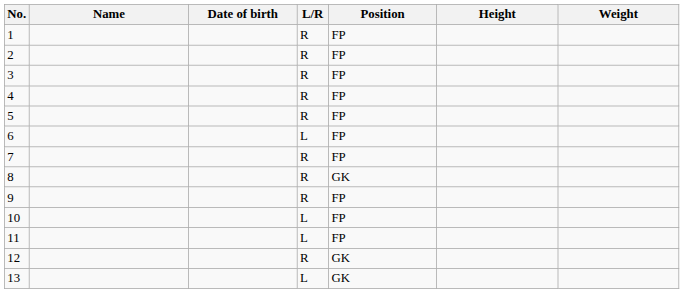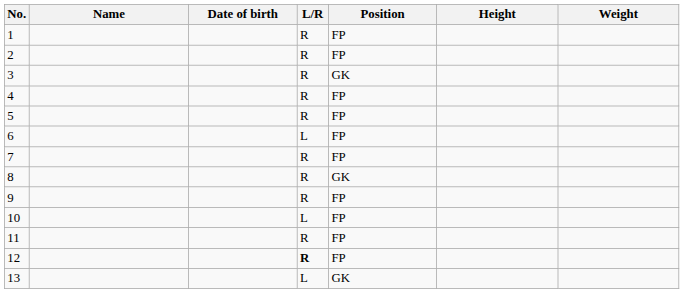(339, 75) FP -> (341, 75) GK
(304, 237) L -> (304, 237) R
(304, 258) normal -> (305, 258) bold
(341, 258) GK -> (339, 258) FP
